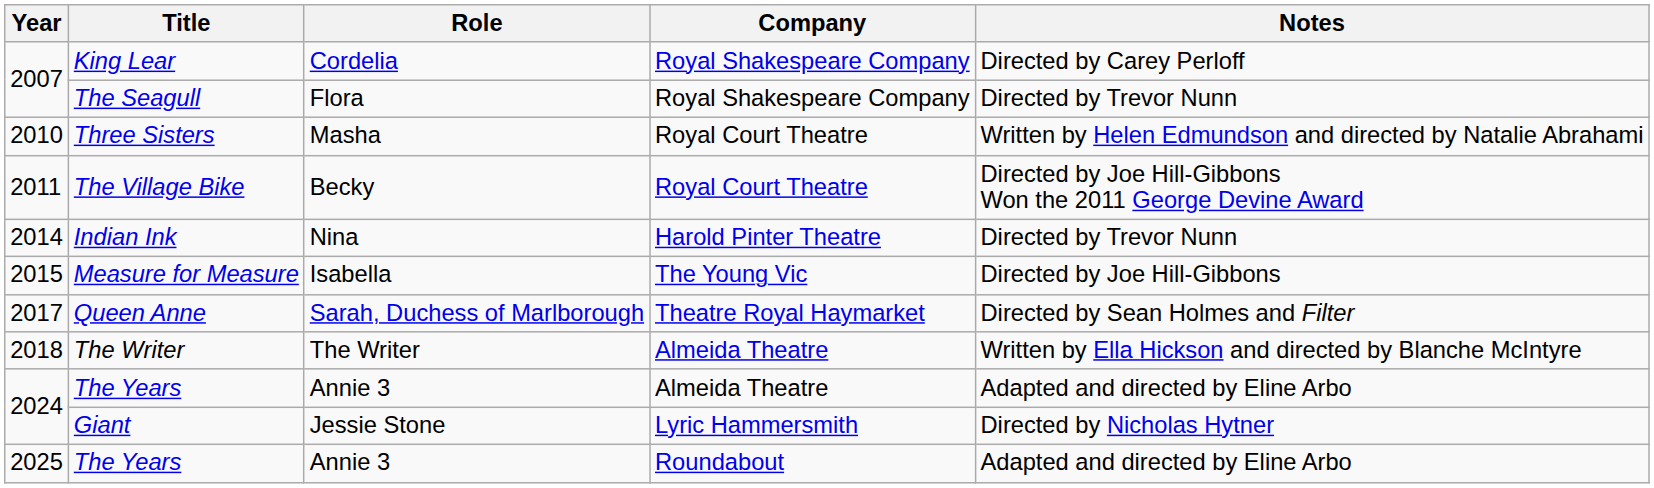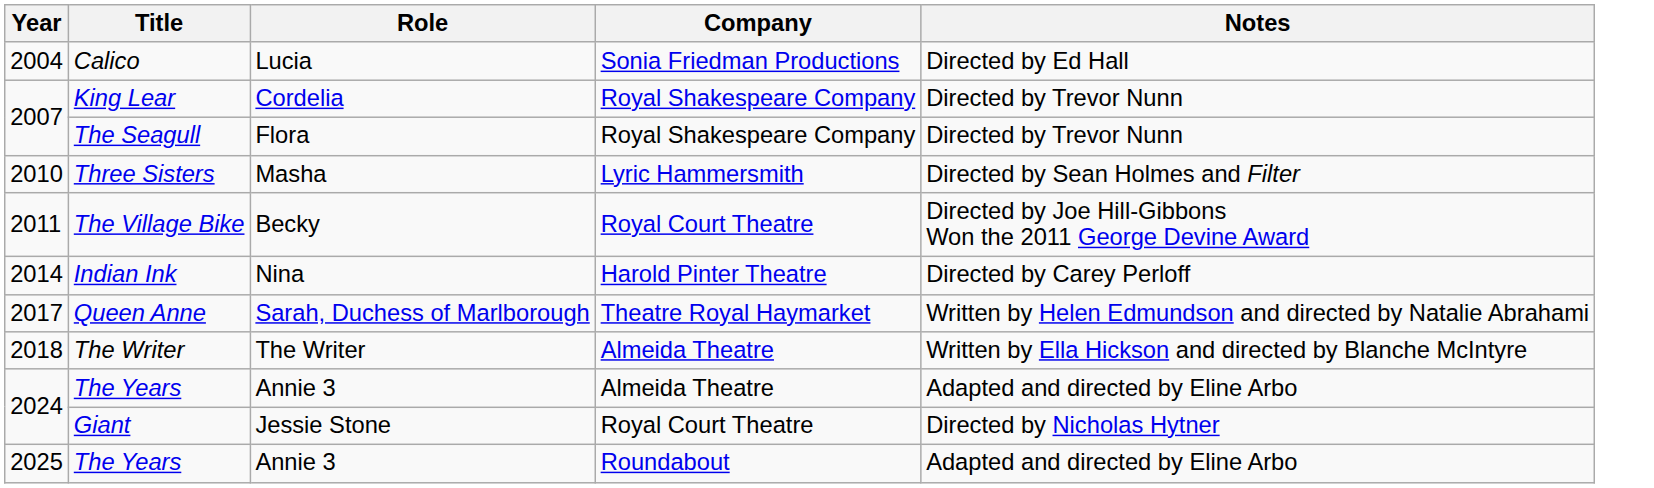+ row: (37, 60)
(1113, 60) Directed by Carey Perloff -> (1054, 98) Directed by Trevor Nunn
(761, 135) Royal Court Theatre -> (702, 173) Lyric Hammersmith
(1312, 135) Written by Helen Edmundson and directed by Natalie Abrahami -> (1113, 173) Directed by Sean Holmes and Filter
(1109, 237) Directed by Trevor Nunn -> (1058, 275) Directed by Carey Perloff
- row: (37, 275)
(1167, 312) Directed by Sean Holmes and Filter -> (1258, 312) Written by Helen Edmundson and directed by Natalie Abrahami
(757, 425) Lyric Hammersmith -> (707, 425) Royal Court Theatre
